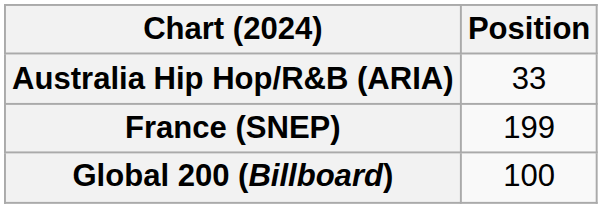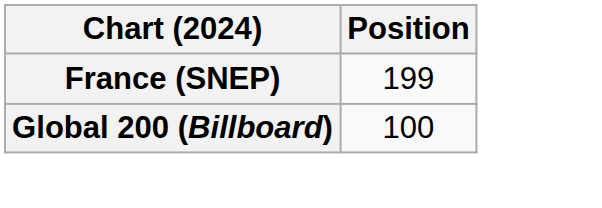- row: (233, 78)
